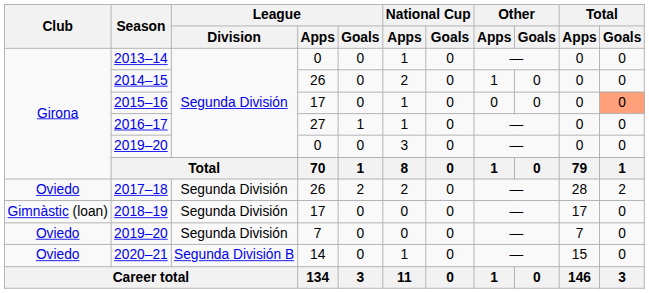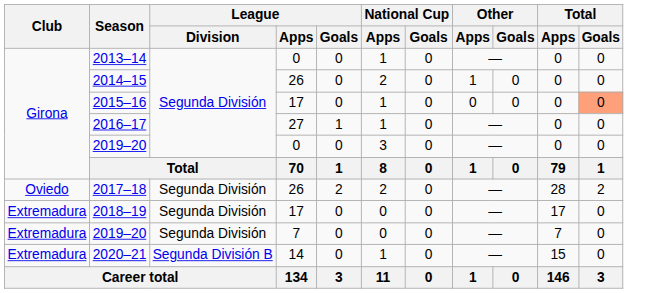(58, 211) Gimnàstic (loan) -> (47, 211) Extremadura
(58, 233) Oviedo -> (47, 233) Extremadura
(58, 255) Oviedo -> (47, 255) Extremadura
